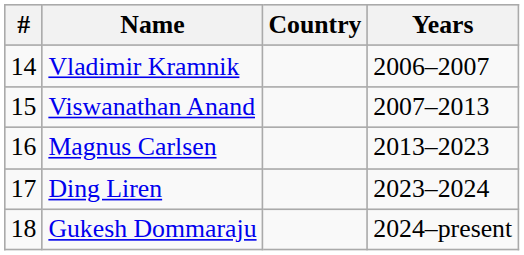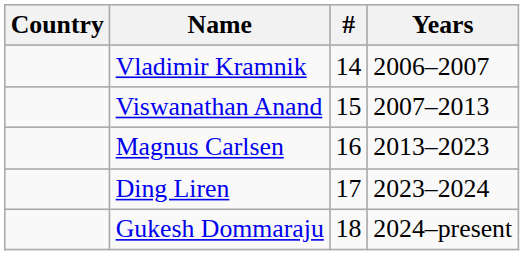columns swapped: (24, 24) <-> (315, 24)
